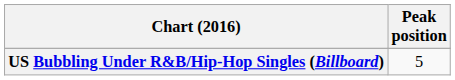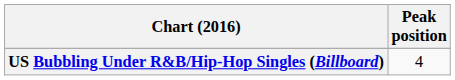(419, 61) 5 -> (419, 61) 4
